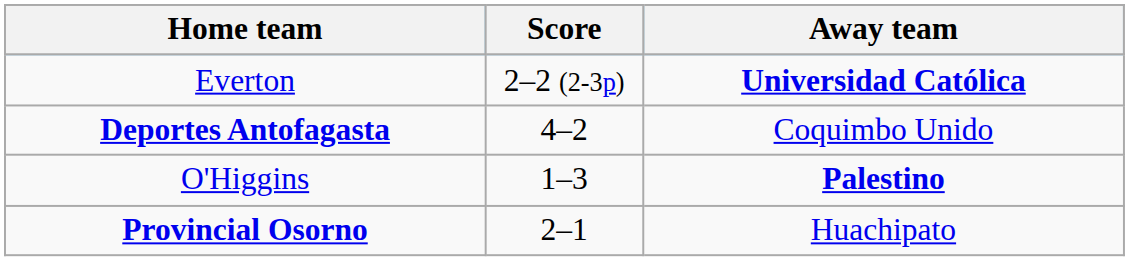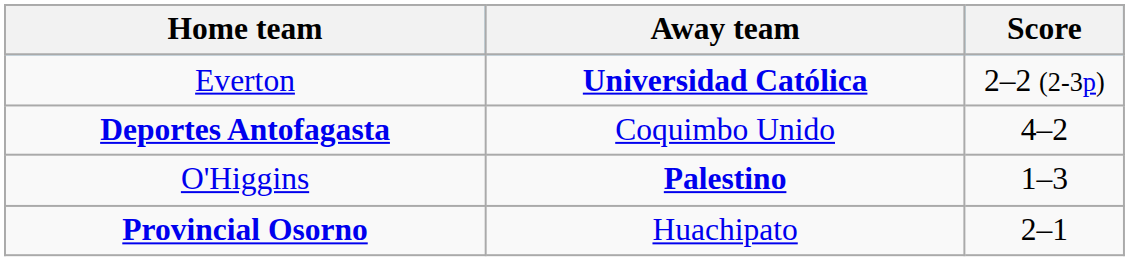columns swapped: (564, 29) <-> (883, 29)
